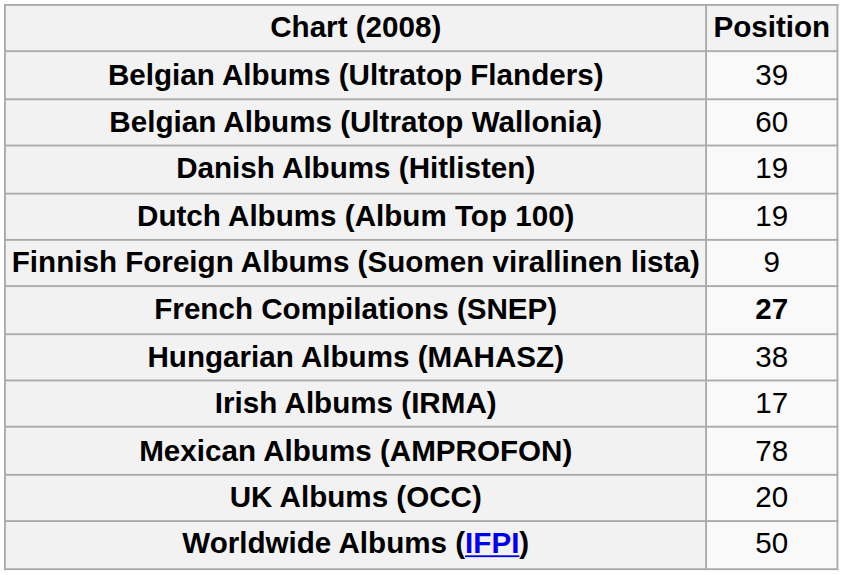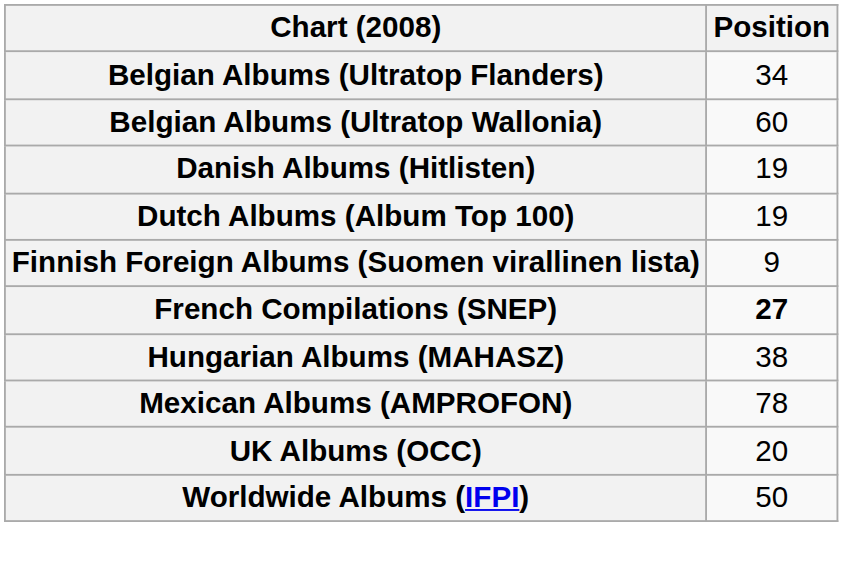(772, 74) 39 -> (772, 74) 34
- row: (356, 403)
